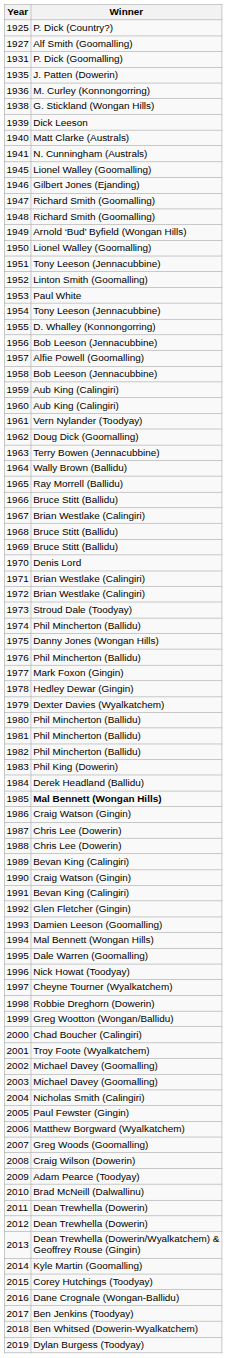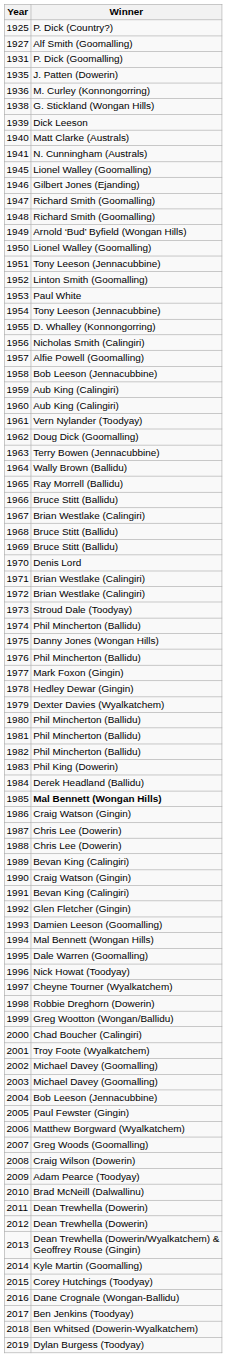(95, 342) Bob Leeson (Jennacubbine) -> (89, 342) Nicholas Smith (Calingiri)
(89, 1097) Nicholas Smith (Calingiri) -> (95, 1097) Bob Leeson (Jennacubbine)
